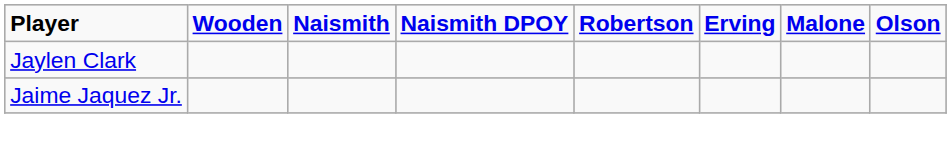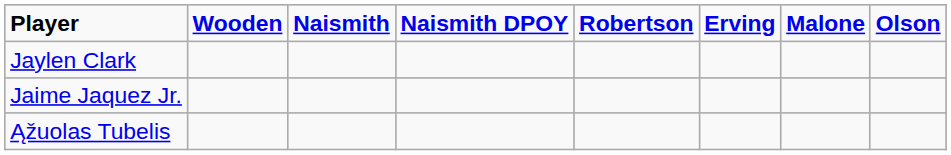+ row: (90, 132)
